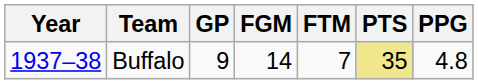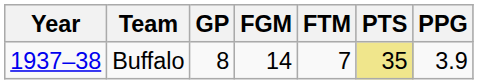(223, 61) 9 -> (223, 61) 8
(451, 61) 4.8 -> (451, 61) 3.9
